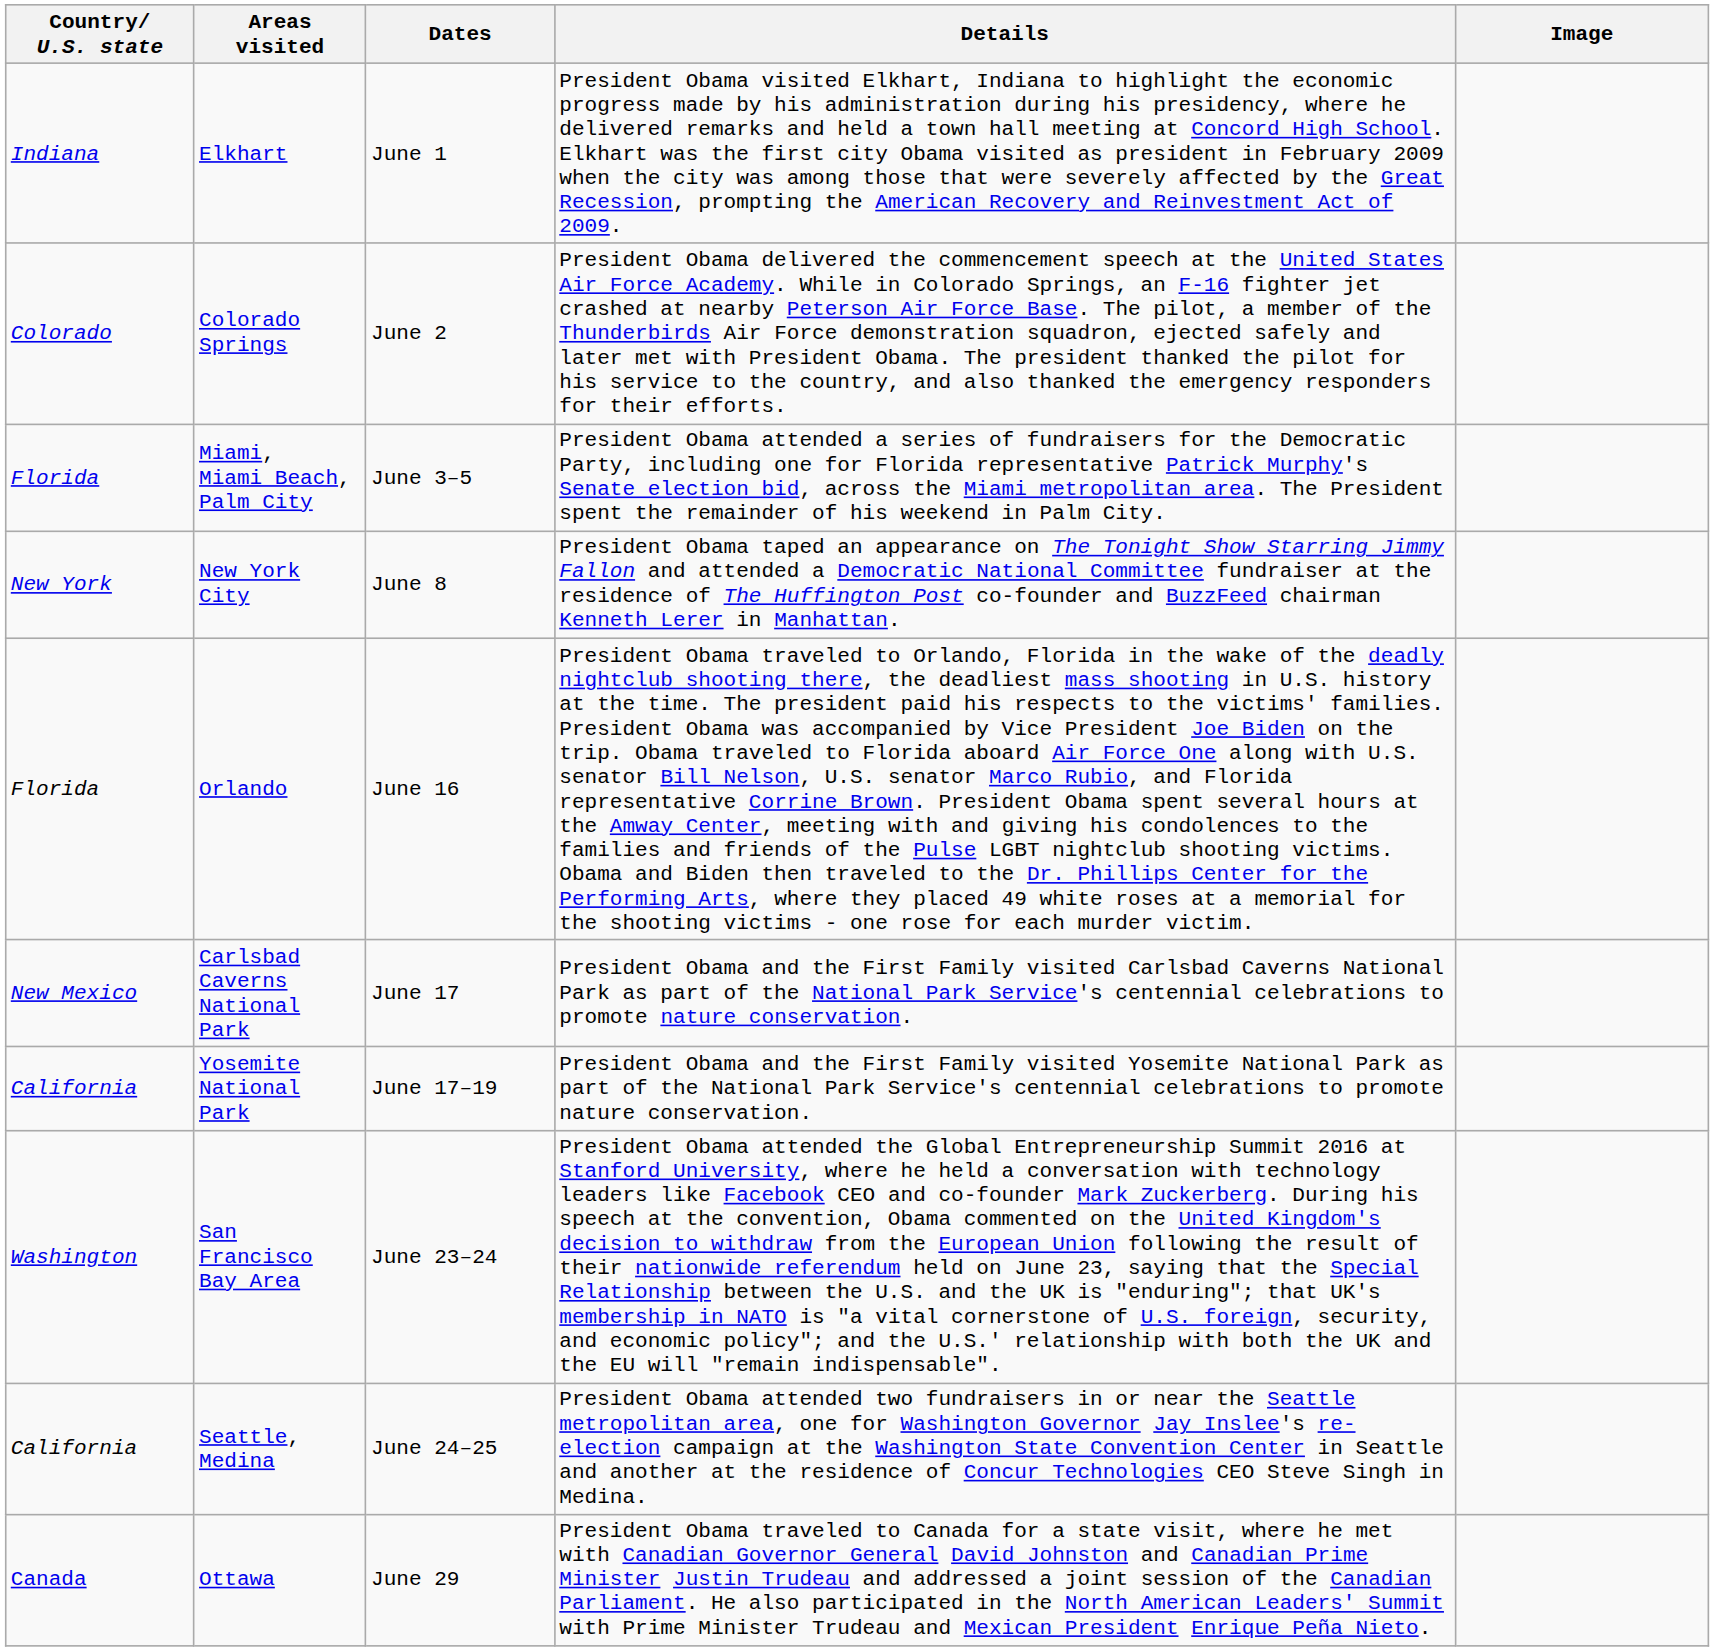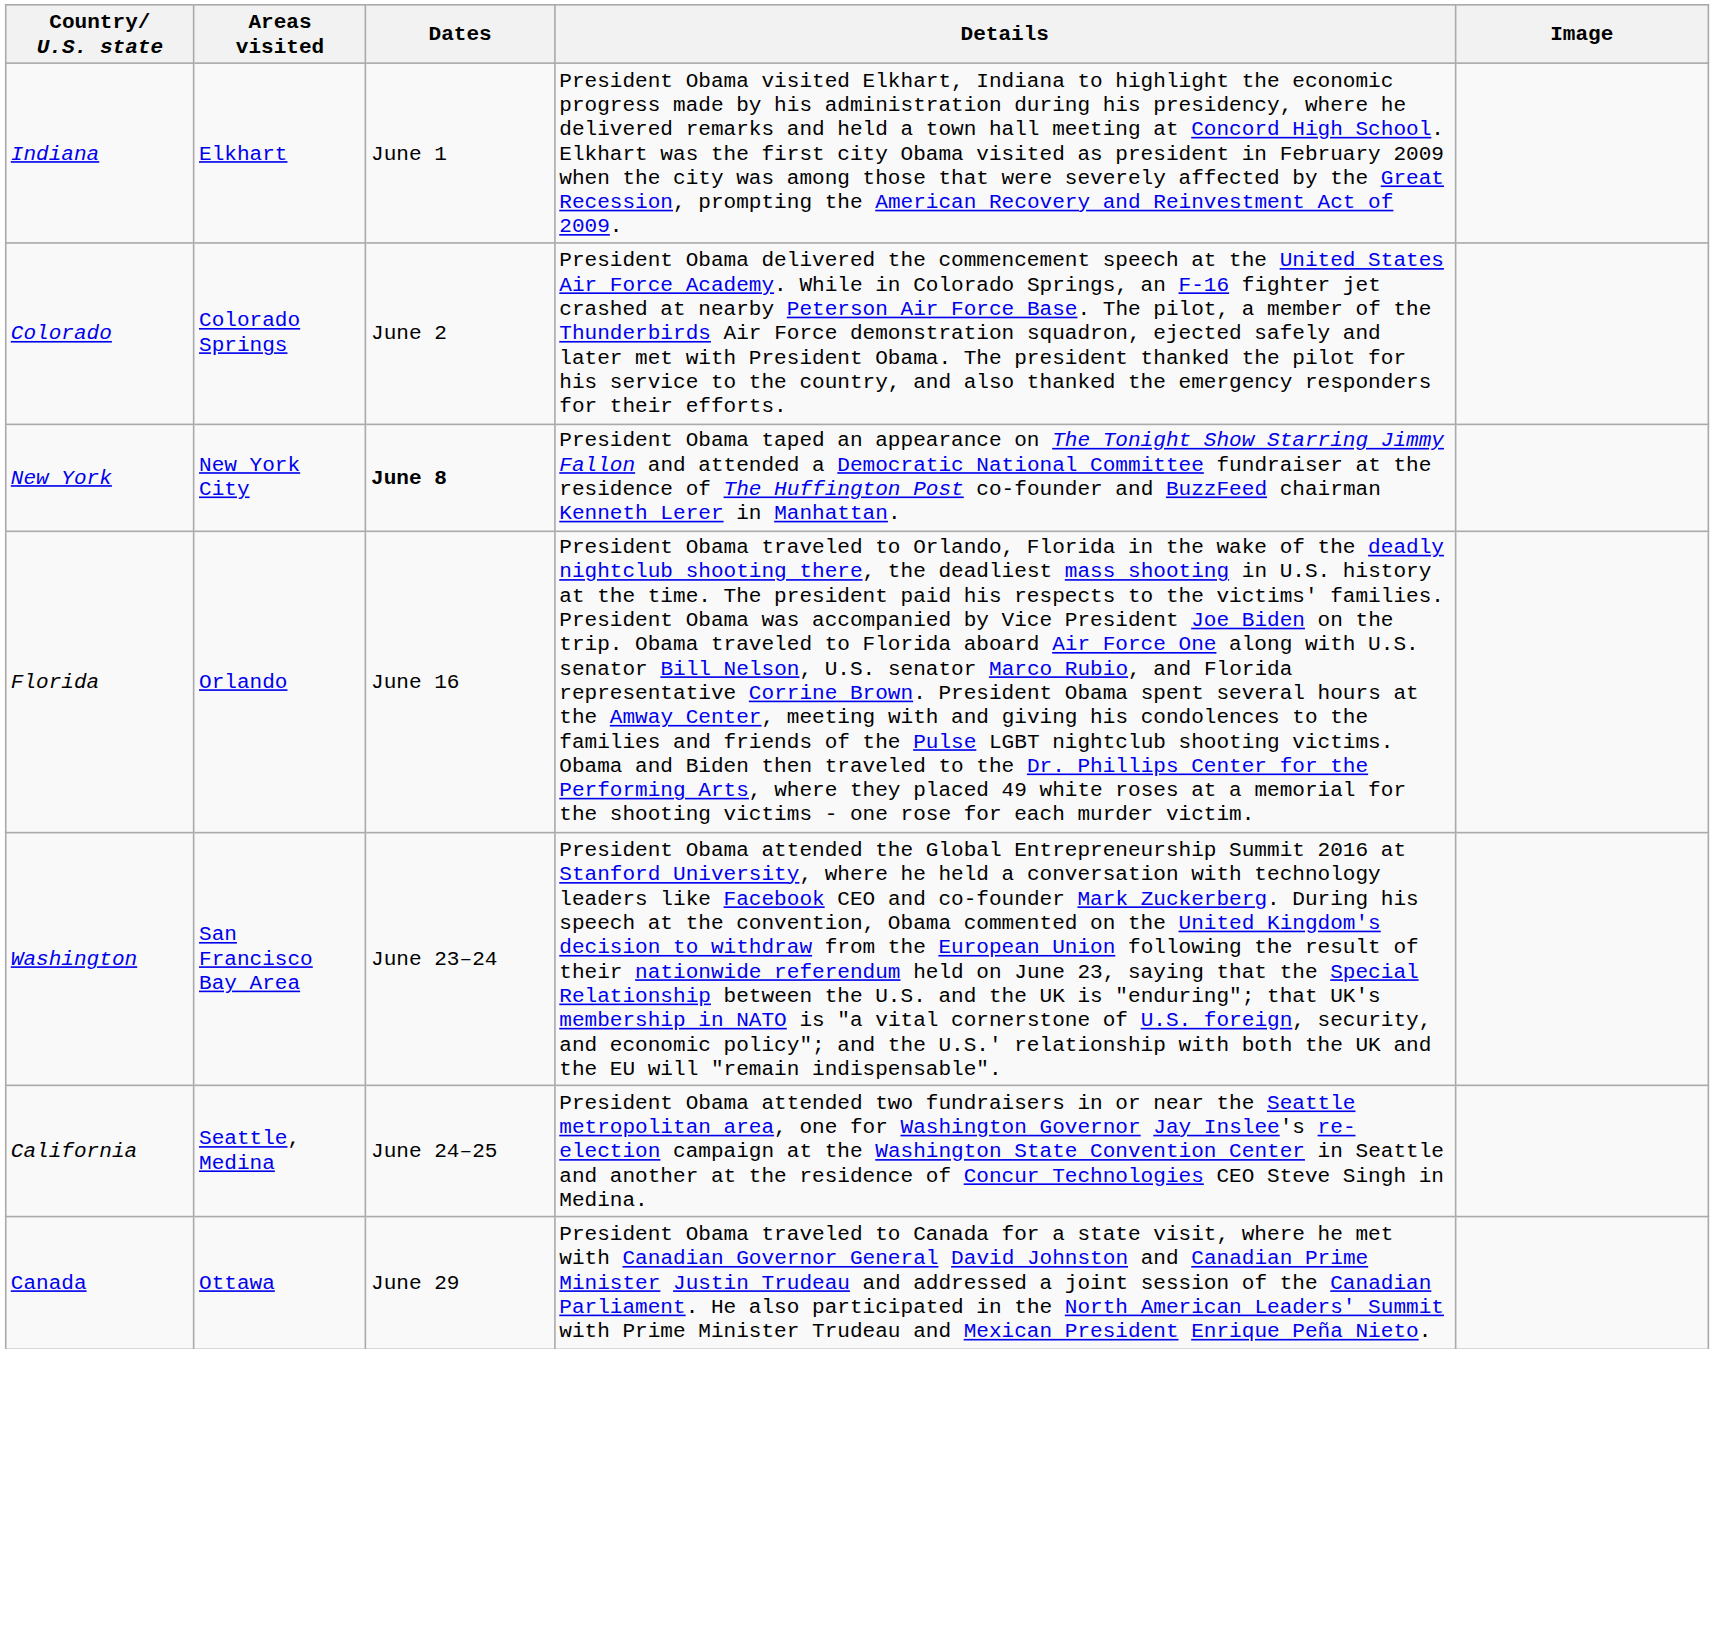- row: (275, 477)
(409, 585) normal -> (409, 477) bold
- row: (250, 993)
- row: (250, 1088)
